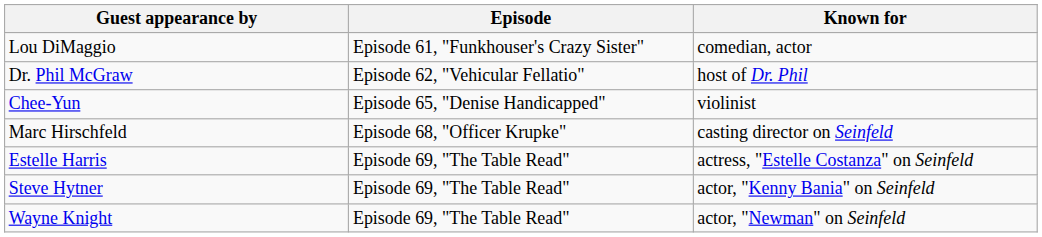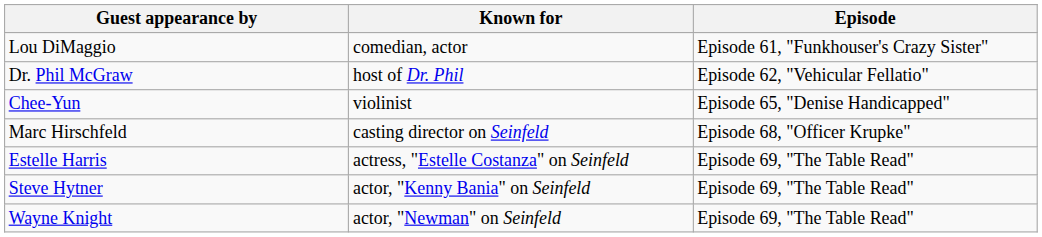columns swapped: (865, 18) <-> (521, 18)
